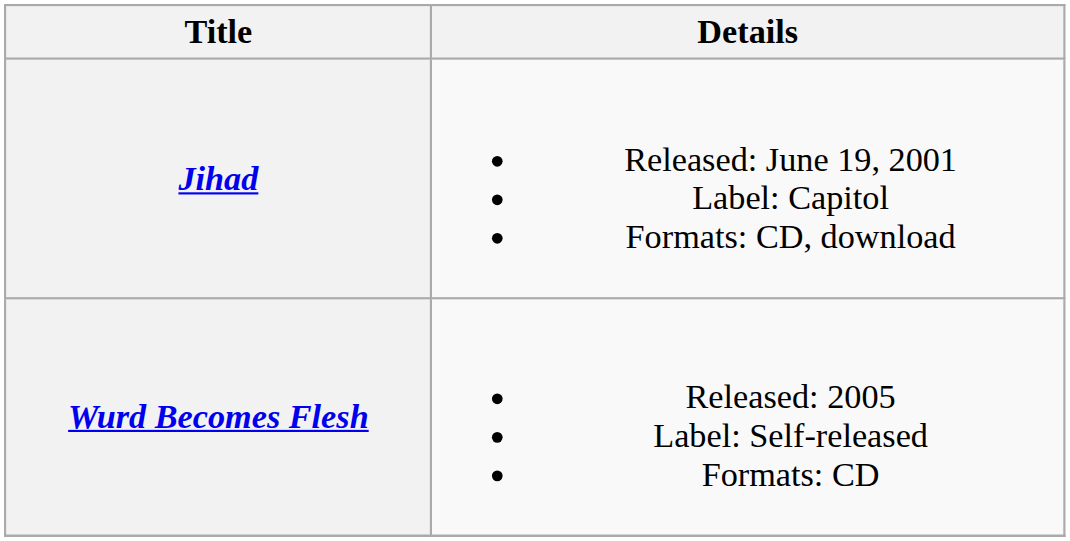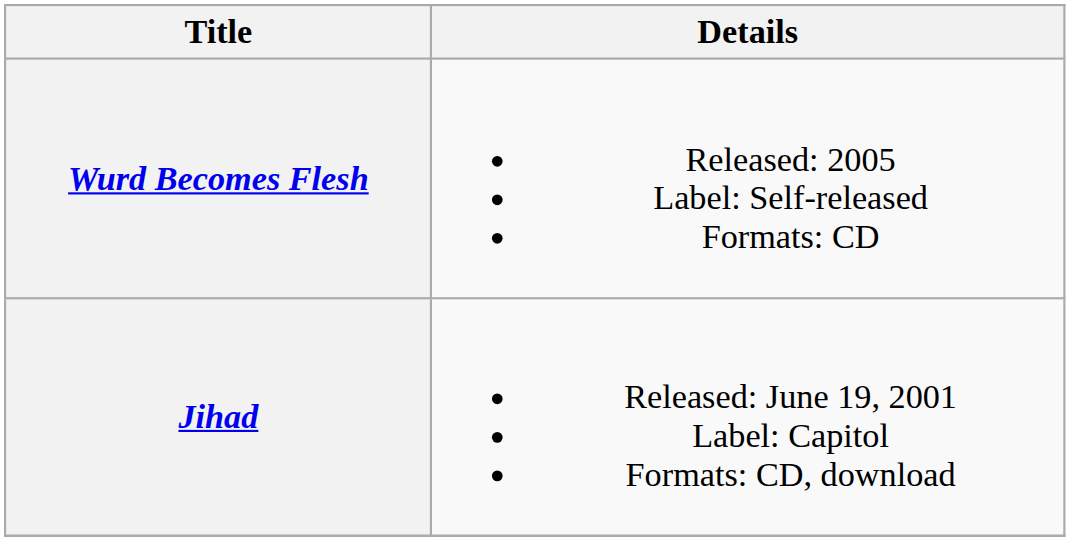rows swapped: (218, 177) <-> (218, 416)
